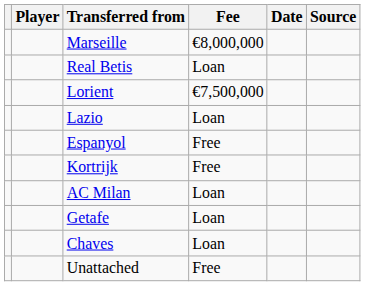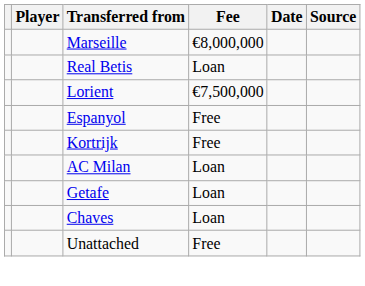- row: (85, 117)
